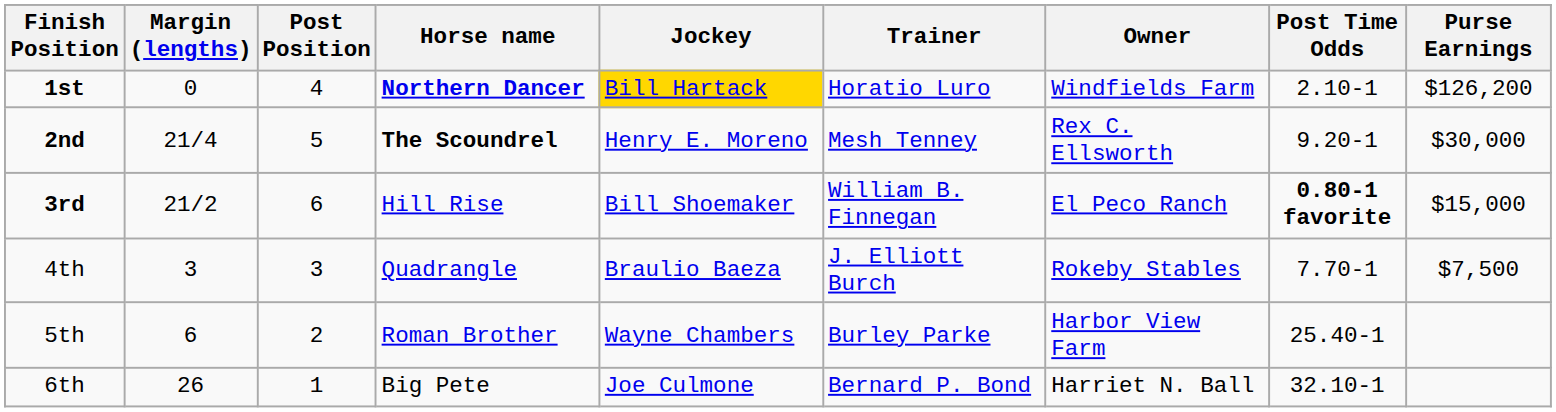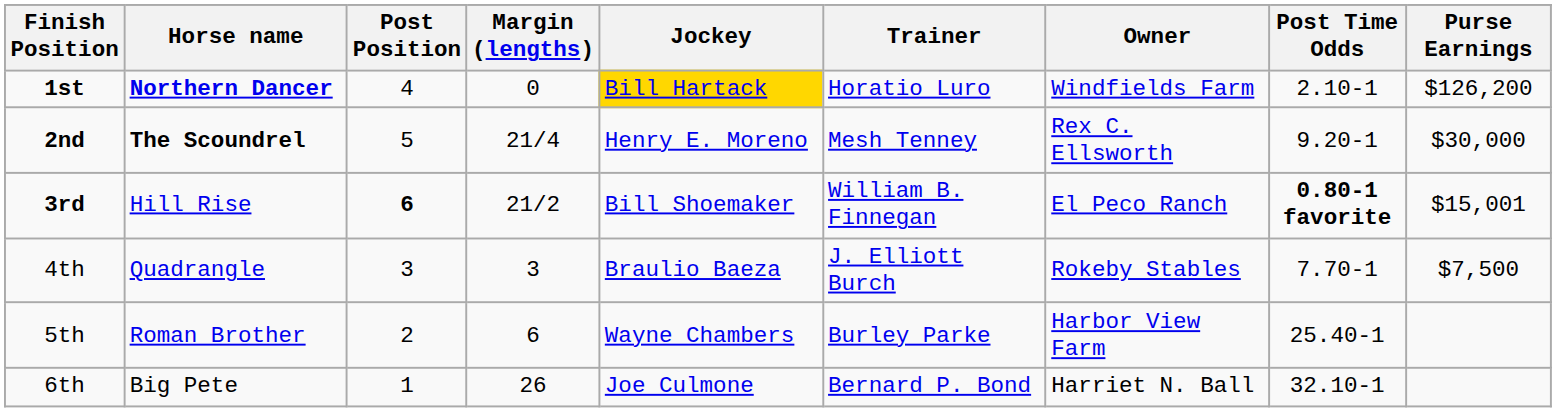columns swapped: (191, 37) <-> (488, 37)
(317, 205) normal -> (407, 205) bold
(1478, 205) $15,000 -> (1478, 205) $15,001
